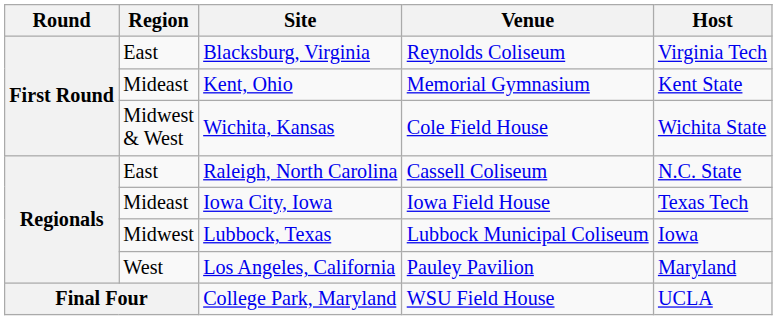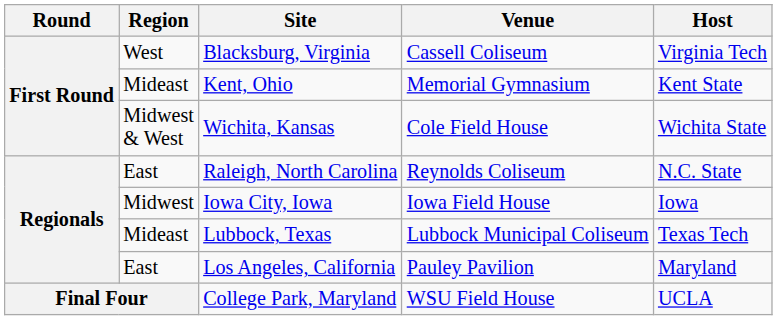(141, 52) East -> (143, 52) West
(486, 52) Reynolds Coliseum -> (477, 52) Cassell Coliseum
(477, 171) Cassell Coliseum -> (486, 171) Reynolds Coliseum
(156, 203) Mideast -> (159, 203) Midwest
(703, 203) Texas Tech -> (678, 203) Iowa
(159, 235) Midwest -> (156, 235) Mideast
(678, 235) Iowa -> (703, 235) Texas Tech
(143, 266) West -> (141, 266) East
